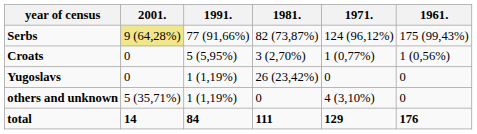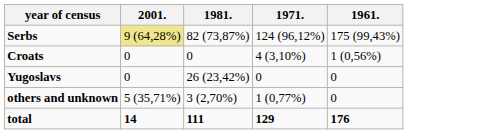- column: (218, 15)
(281, 56) 3 (2,70%) -> (190, 56) 0
(349, 56) 1 (0,77%) -> (281, 56) 4 (3,10%)
(259, 98) 0 -> (212, 98) 3 (2,70%)
(349, 98) 4 (3,10%) -> (281, 98) 1 (0,77%)
